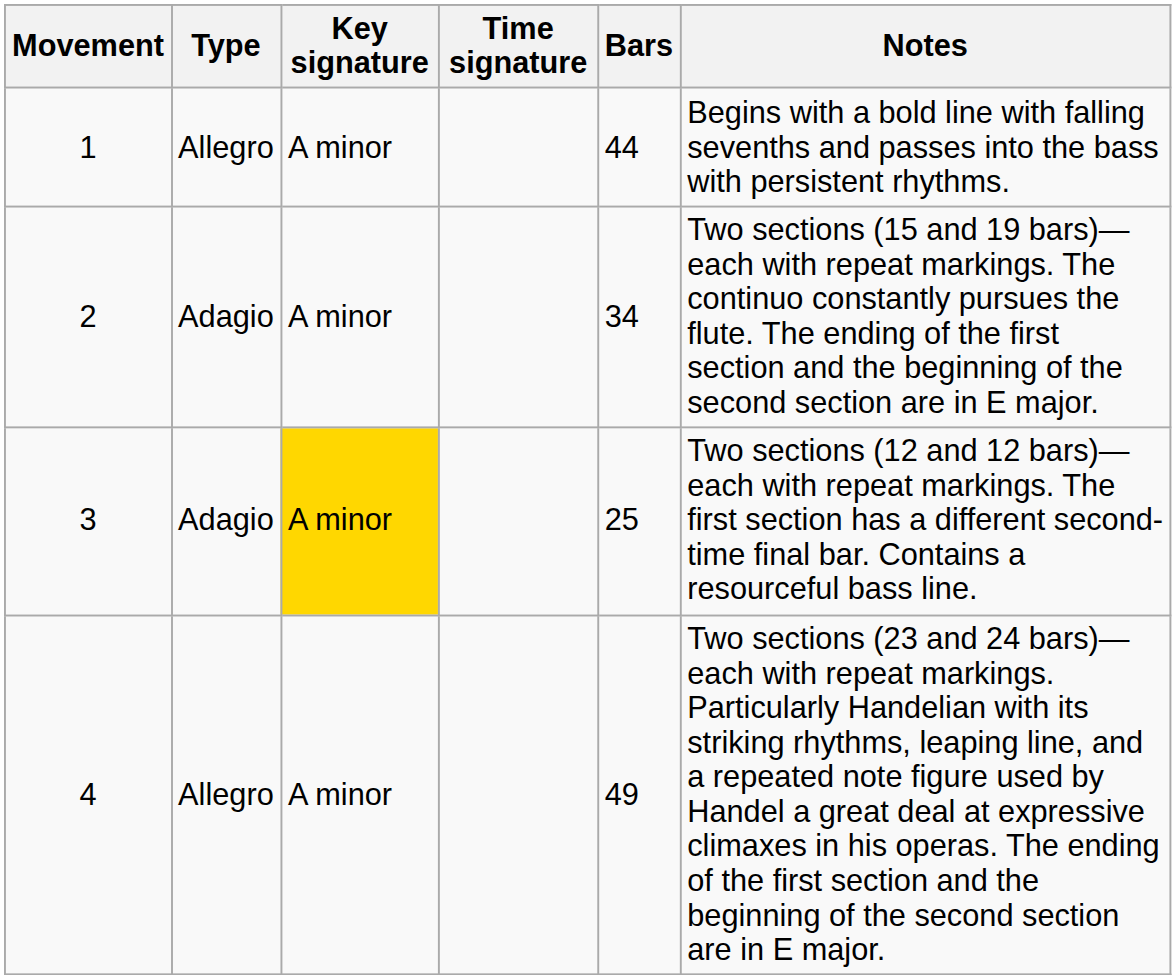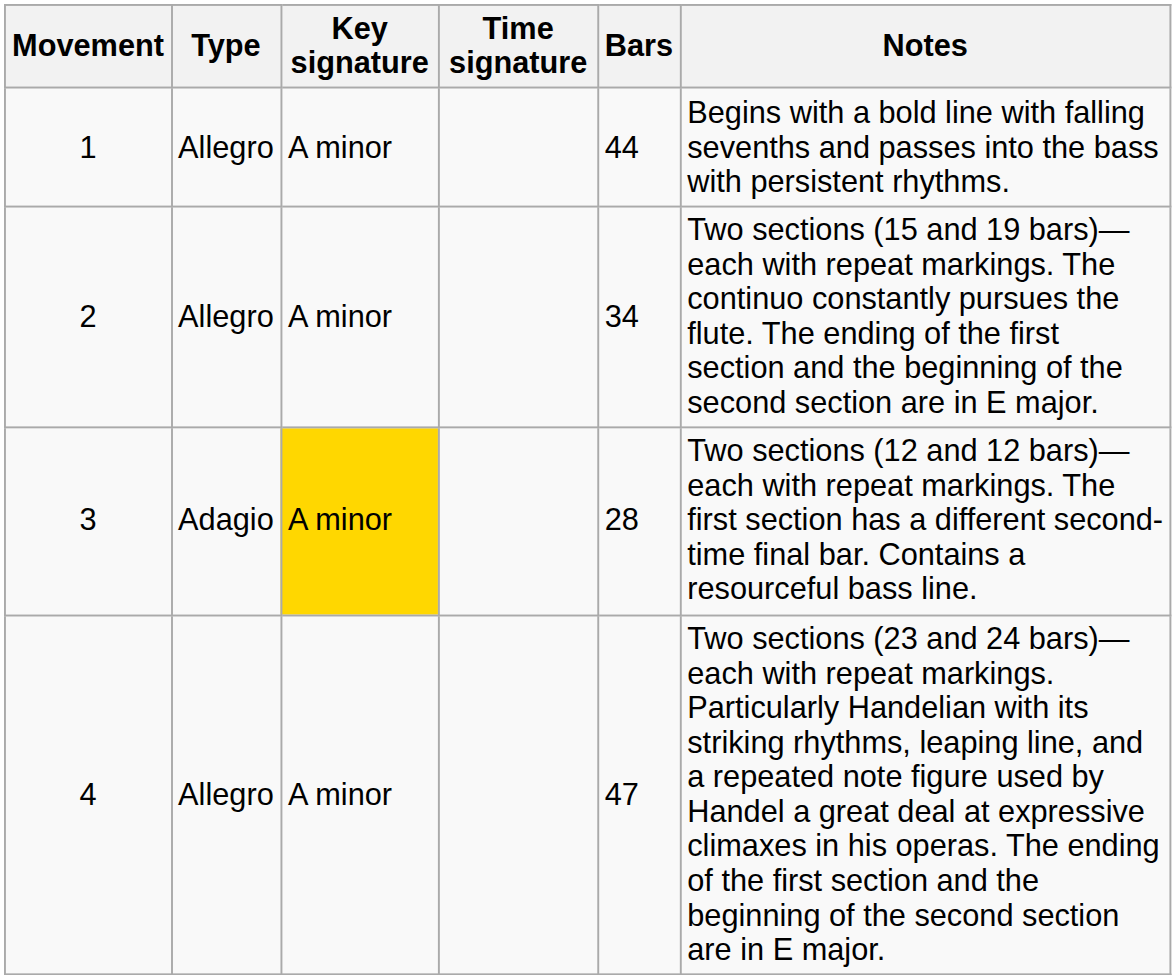(226, 316) Adagio -> (226, 316) Allegro
(622, 520) 25 -> (622, 520) 28
(622, 793) 49 -> (622, 793) 47
